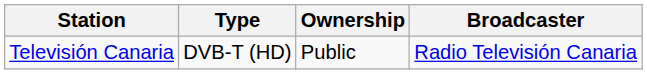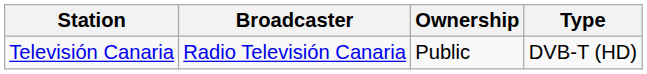columns swapped: (526, 20) <-> (237, 20)
